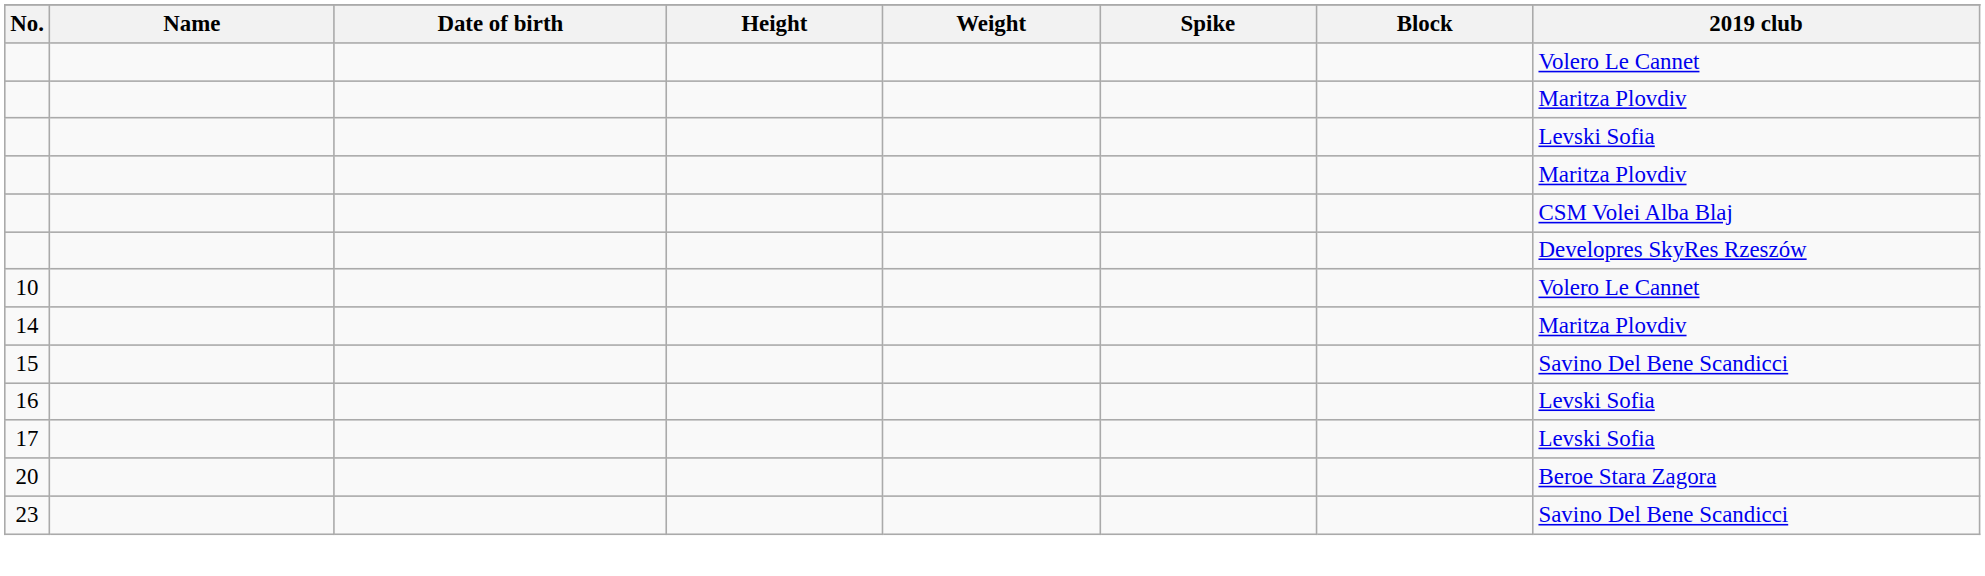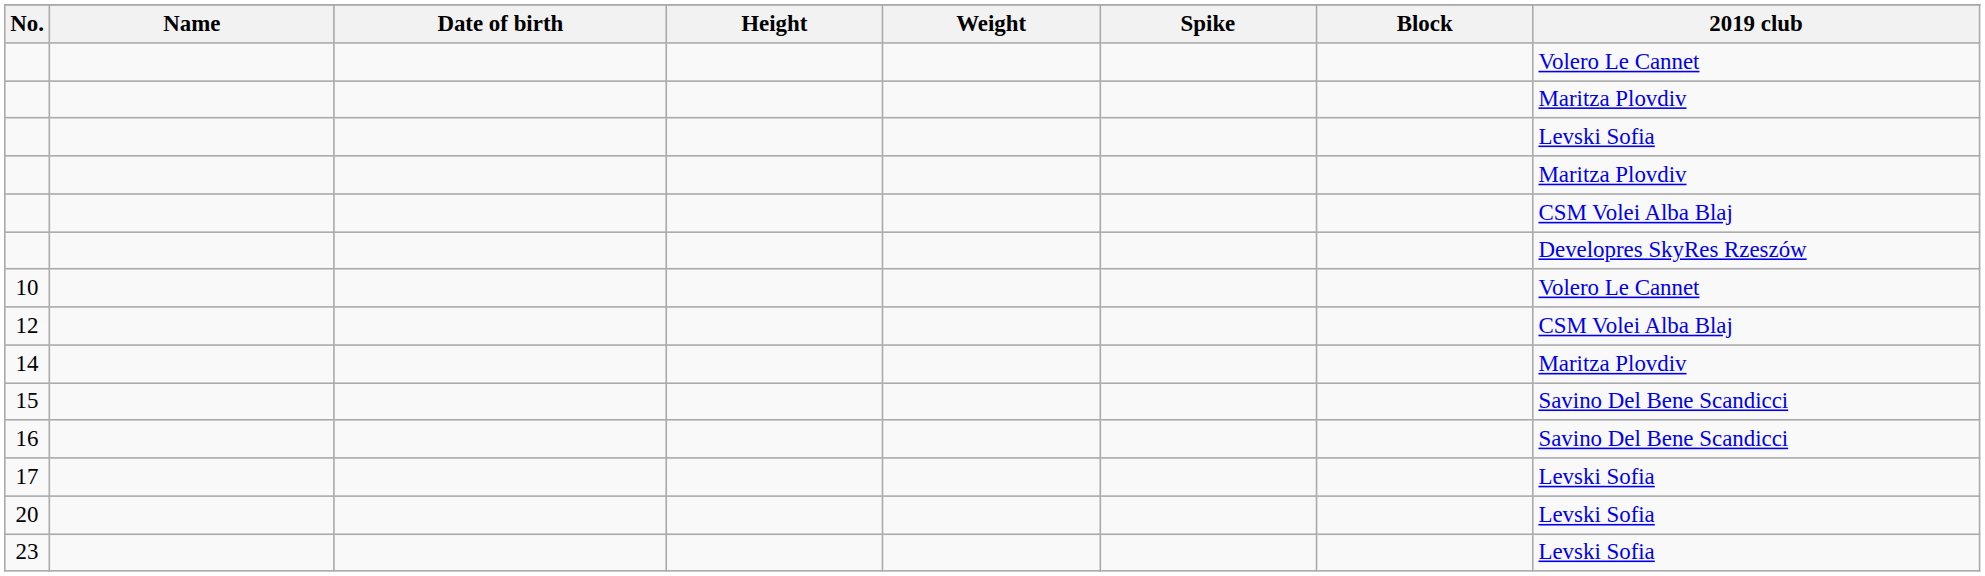+ row: (27, 325)
(1597, 401) Levski Sofia -> (1663, 439) Savino Del Bene Scandicci
(1627, 476) Beroe Stara Zagora -> (1597, 514) Levski Sofia
(1663, 514) Savino Del Bene Scandicci -> (1597, 552) Levski Sofia
